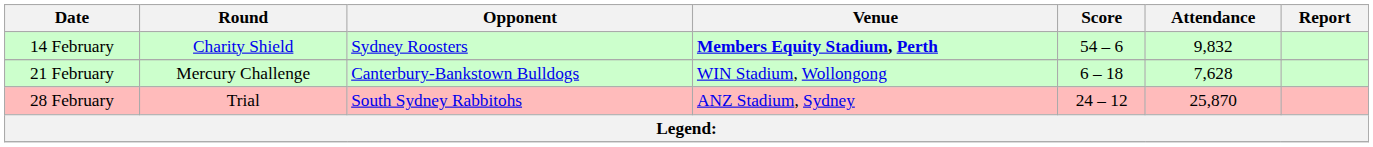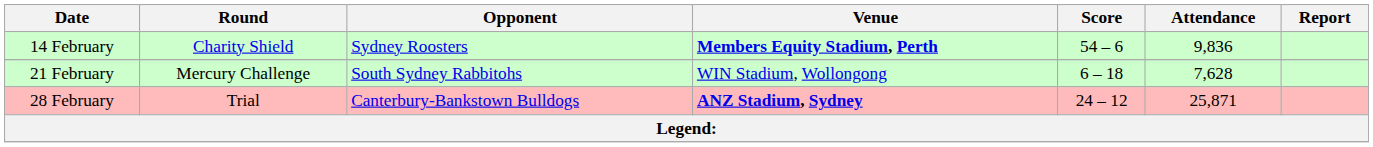(1213, 45) 9,832 -> (1213, 45) 9,836
(465, 73) Canterbury-Bankstown Bulldogs -> (437, 73) South Sydney Rabbitohs
(437, 100) South Sydney Rabbitohs -> (465, 100) Canterbury-Bankstown Bulldogs
(776, 100) normal -> (780, 100) bold
(1213, 100) 25,870 -> (1213, 100) 25,871
